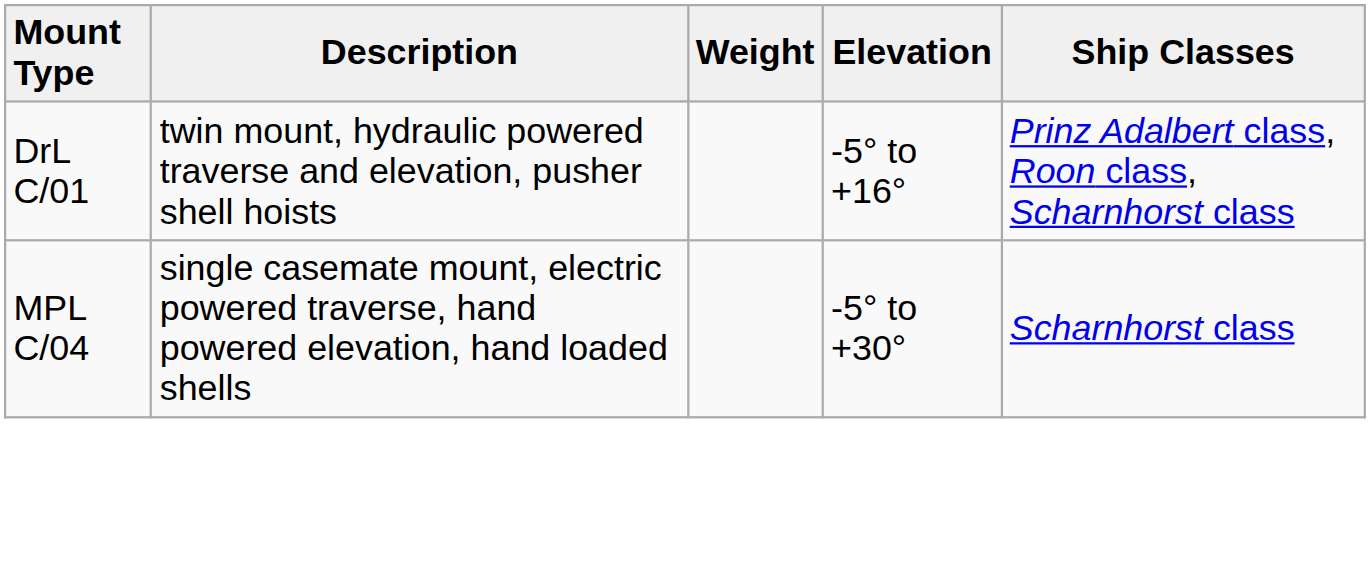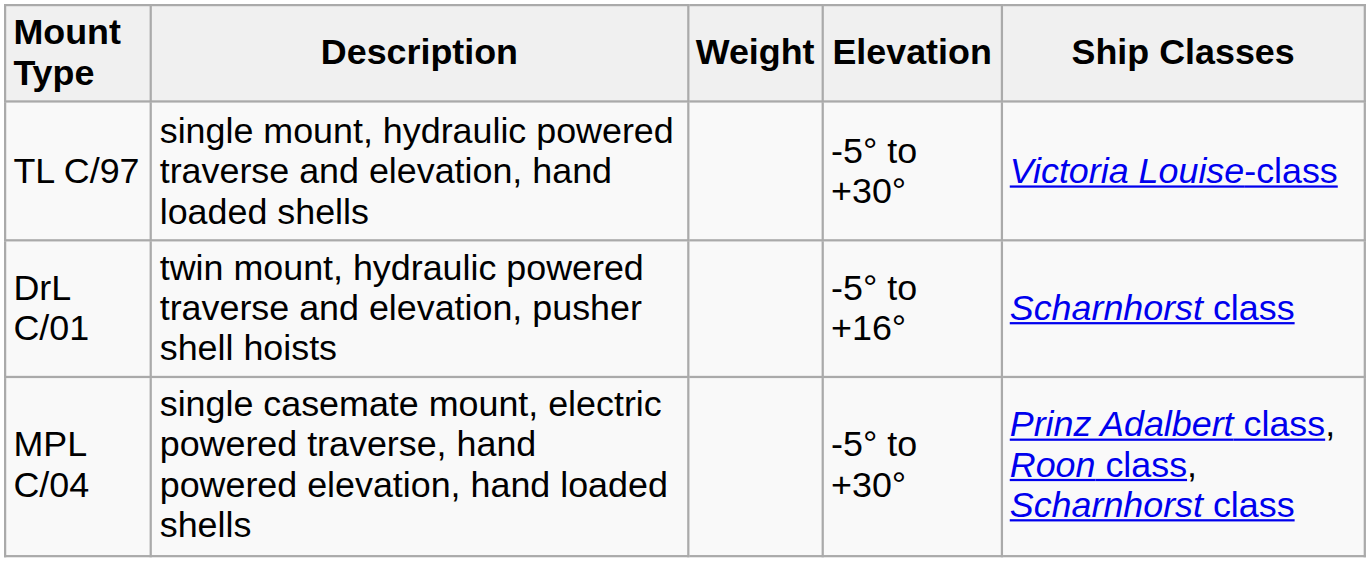+ row: (76, 170)
(1172, 170) Prinz Adalbert class, Roon class, Scharnhorst class -> (1152, 307) Scharnhorst class
(1152, 328) Scharnhorst class -> (1172, 465) Prinz Adalbert class, Roon class, Scharnhorst class
